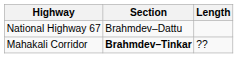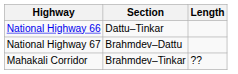+ row: (54, 28)
(148, 45) bold -> (146, 61) normal
